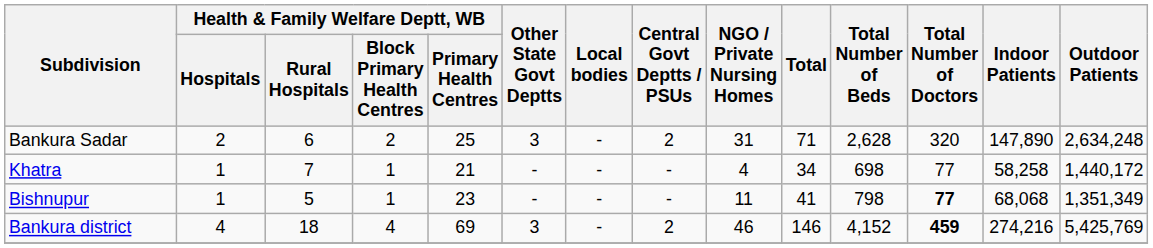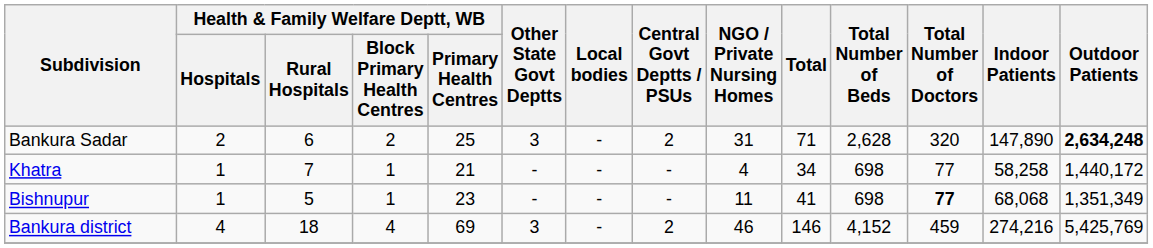(1104, 140) normal -> (1104, 140) bold
(869, 199) 798 -> (869, 199) 698
(945, 228) bold -> (945, 228) normal
